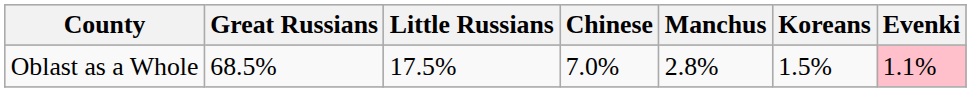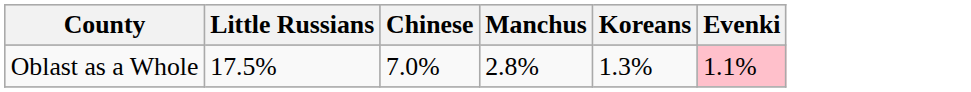- column: (294, 24)
(805, 65) 1.5% -> (626, 65) 1.3%
